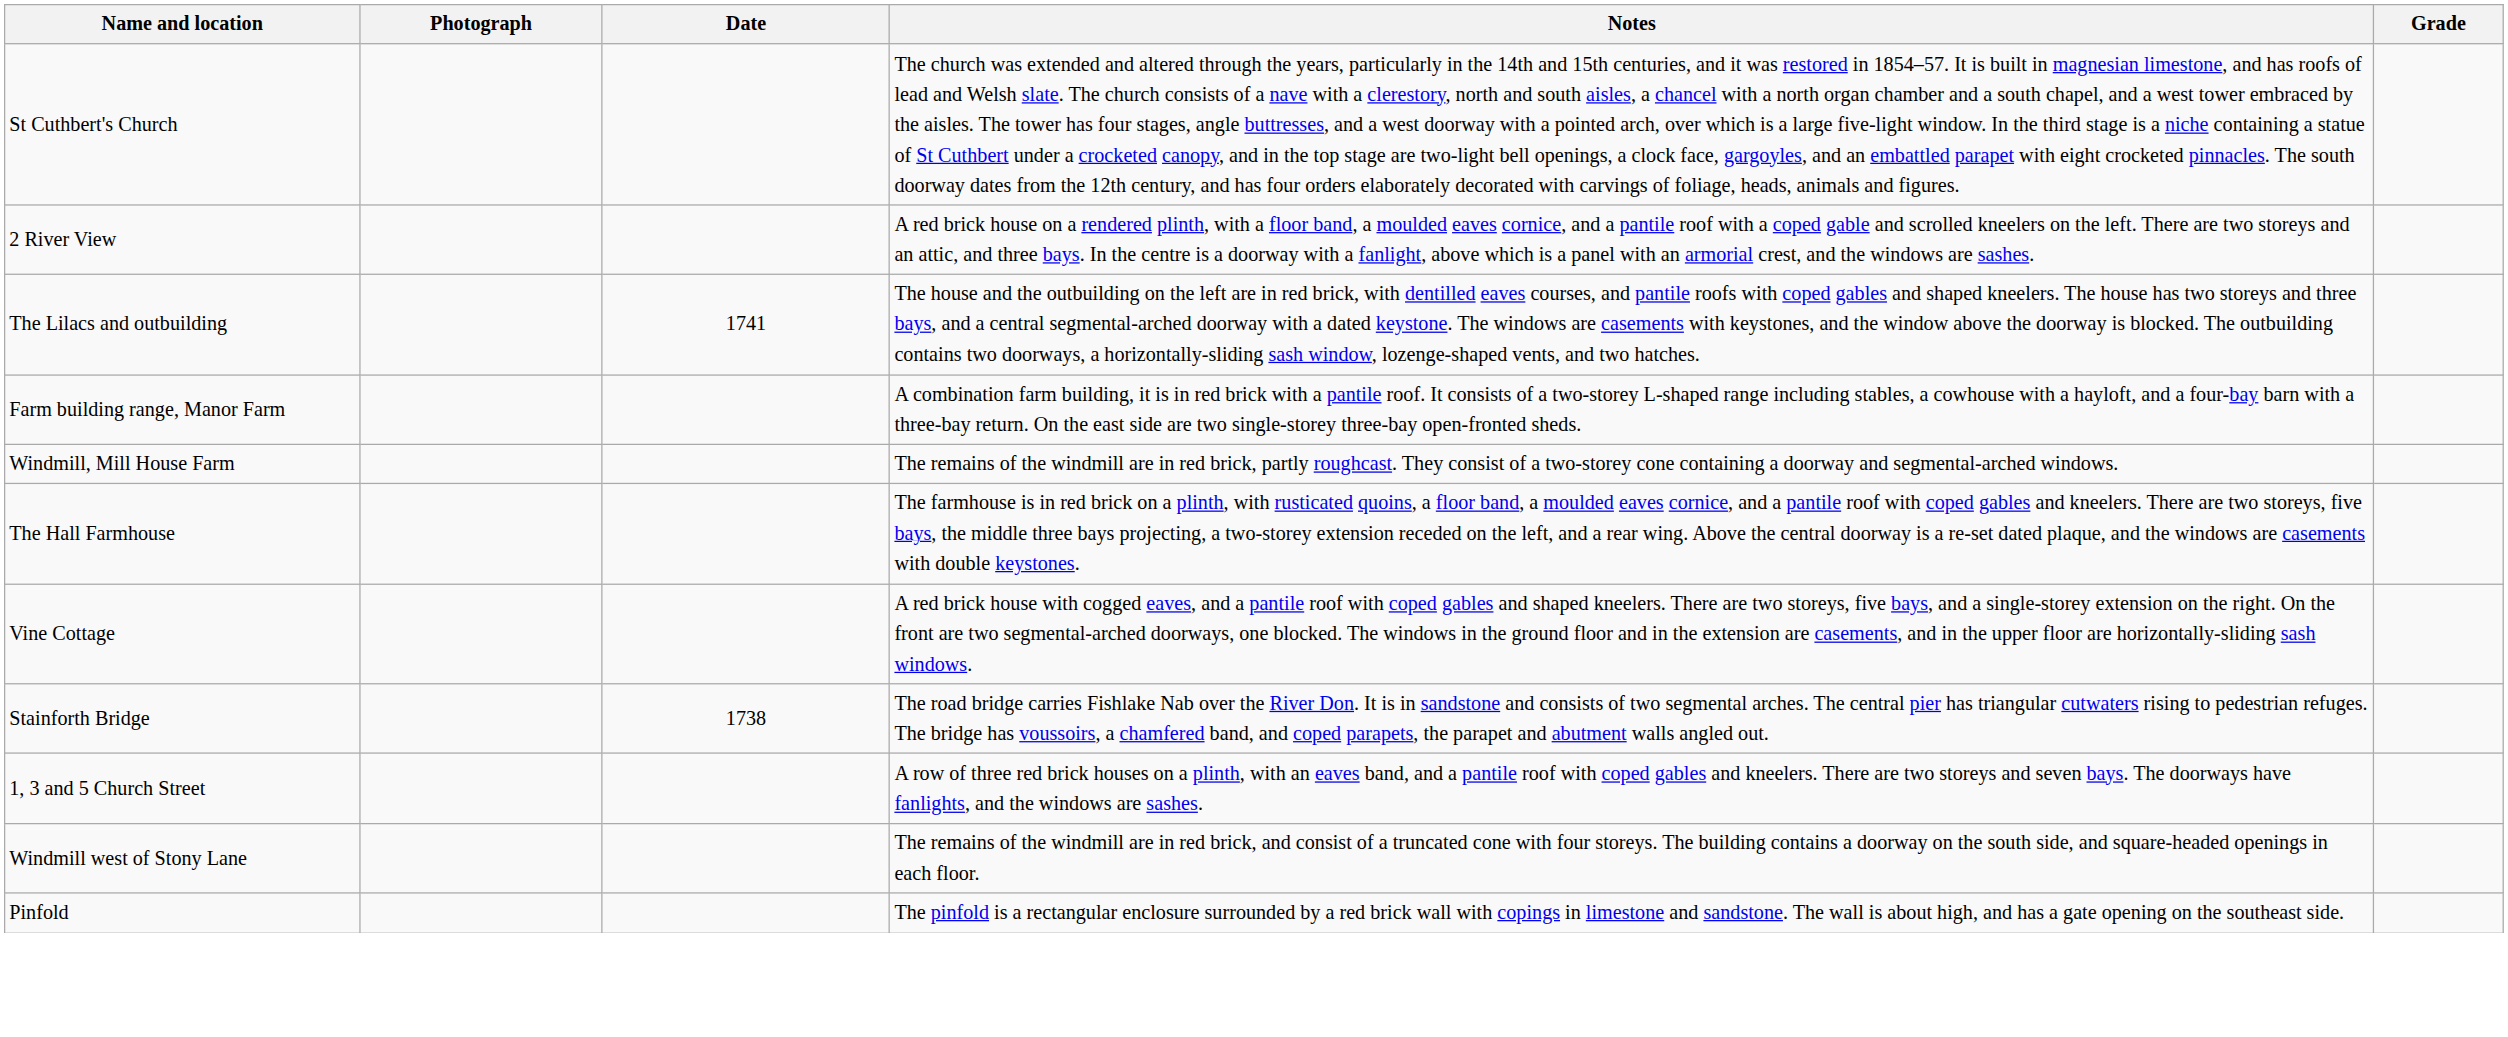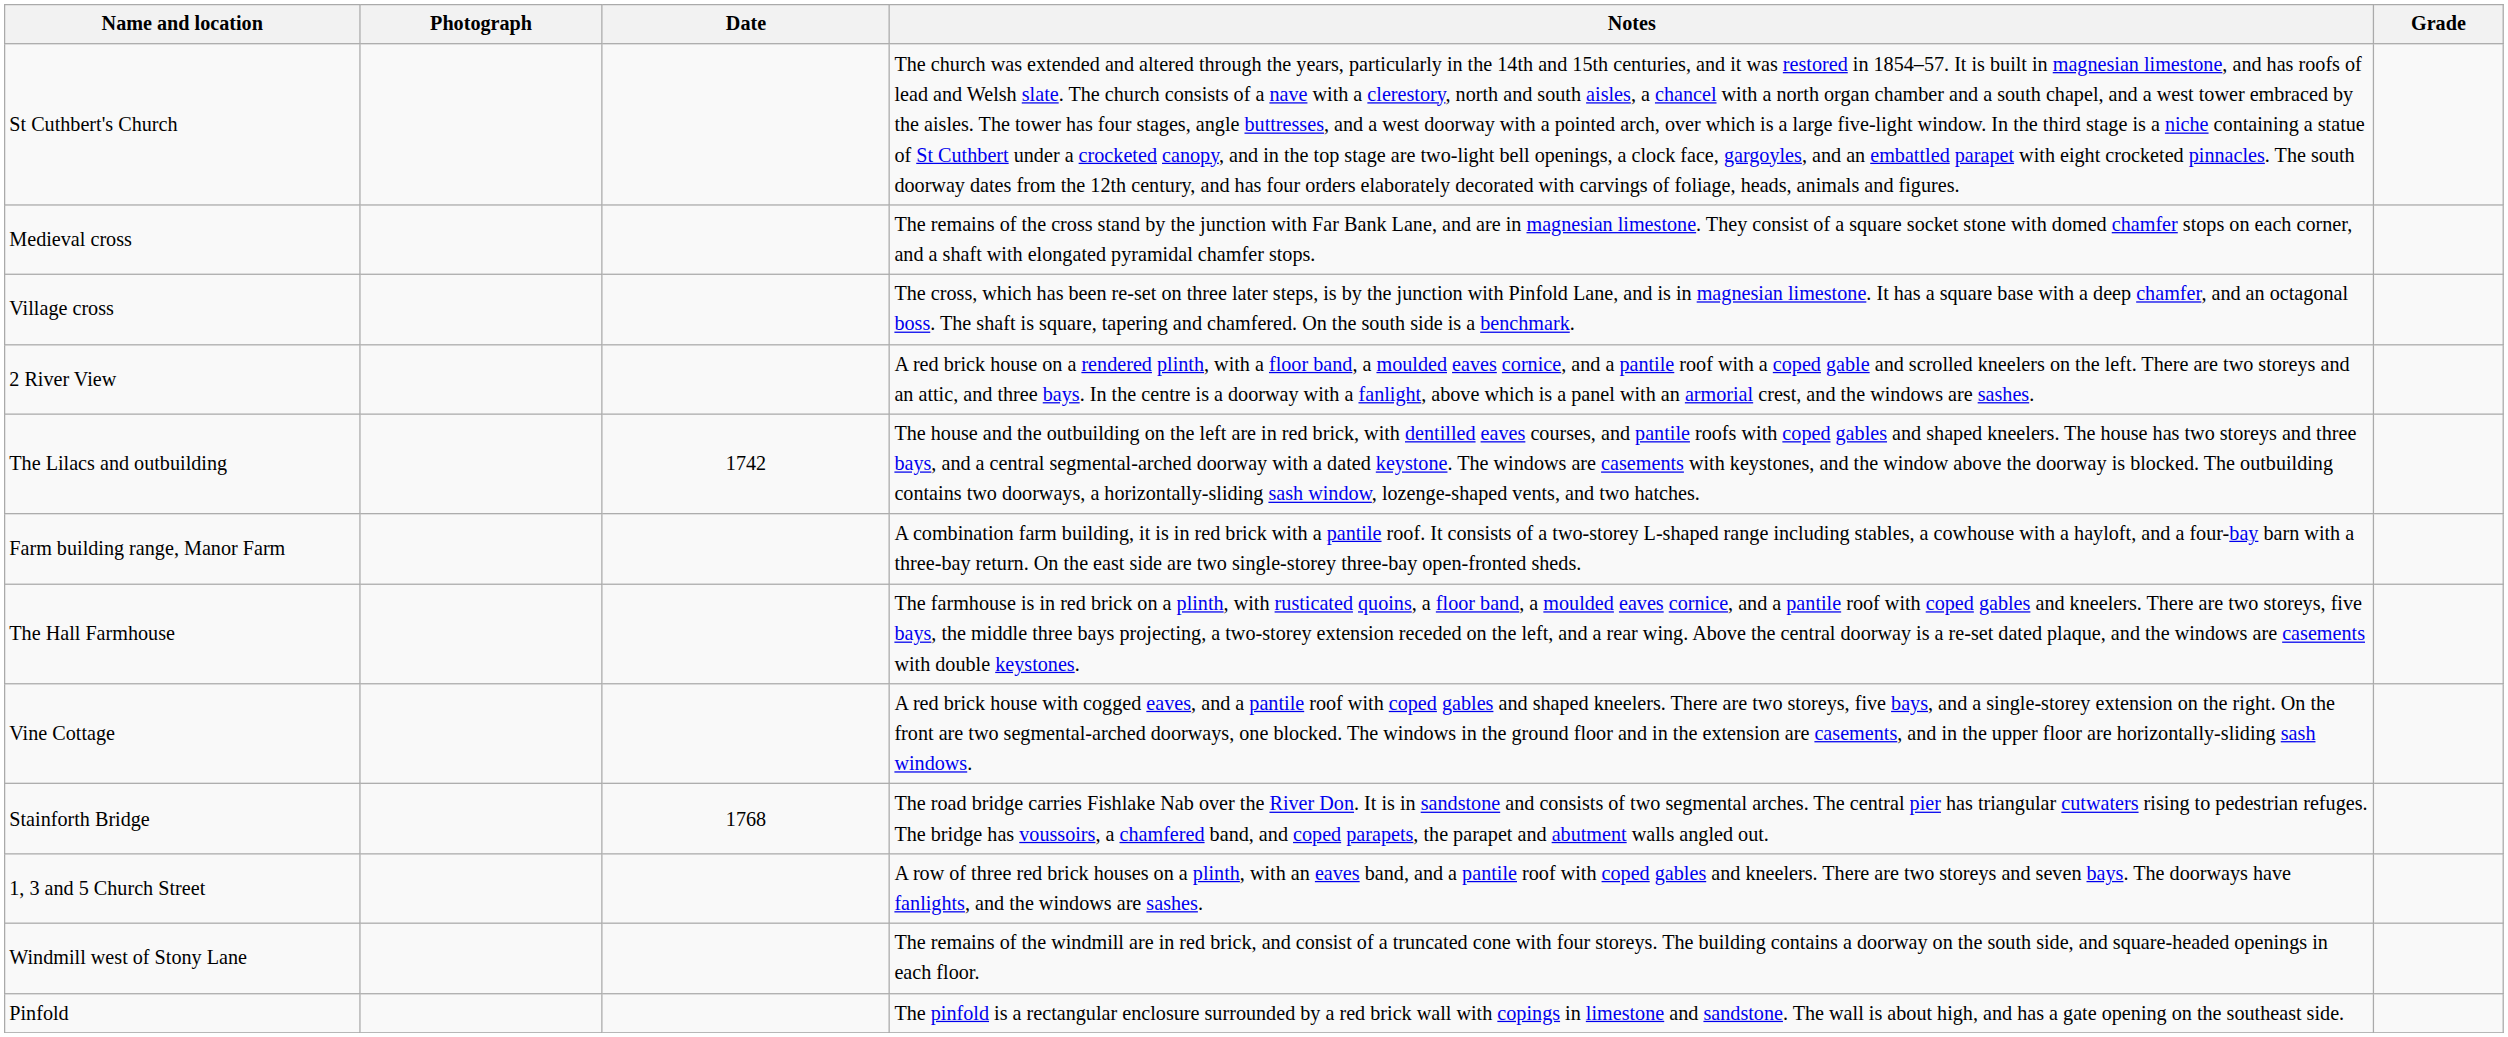+ row: (71, 239)
+ row: (62, 309)
(746, 324) 1741 -> (746, 463) 1742
- row: (122, 463)
(746, 718) 1738 -> (746, 818) 1768
